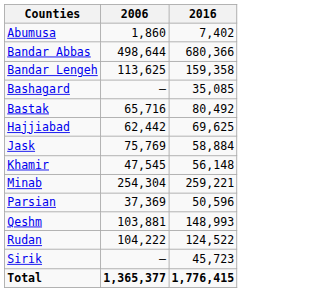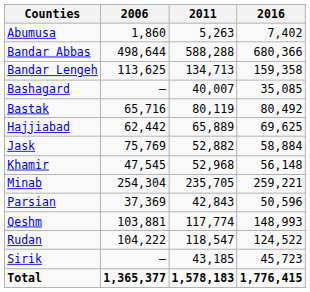+ column: (203, 14)
